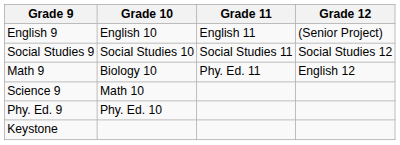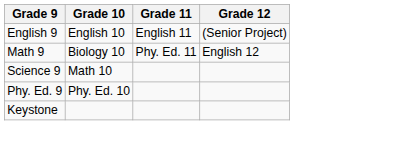- row: (51, 52)
